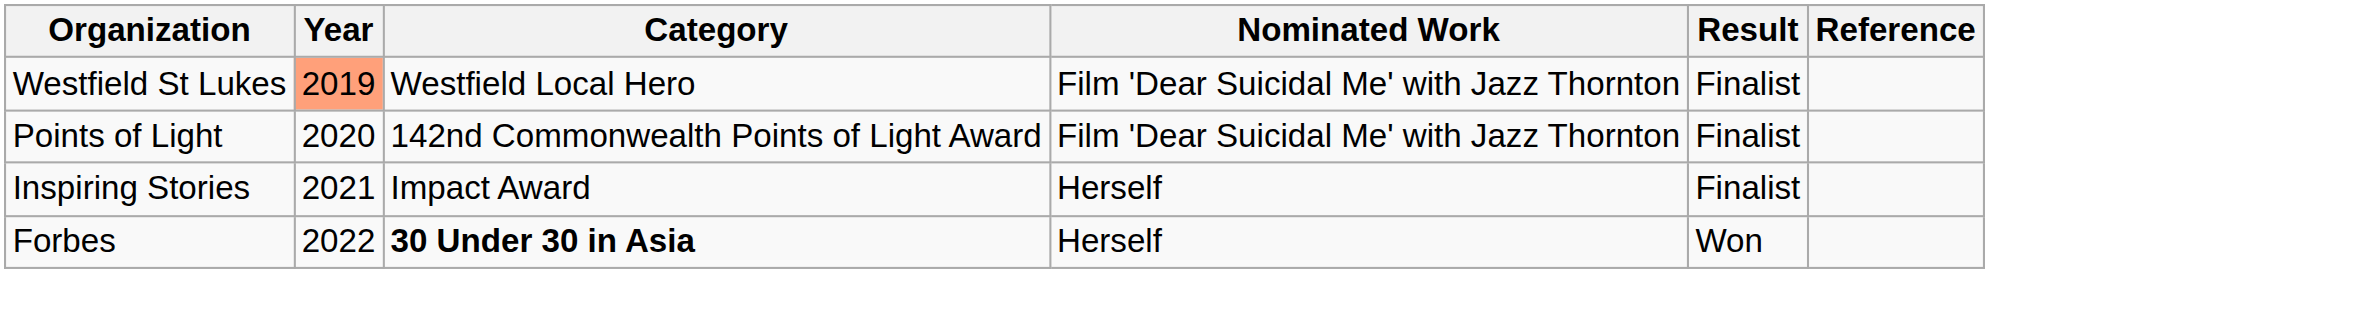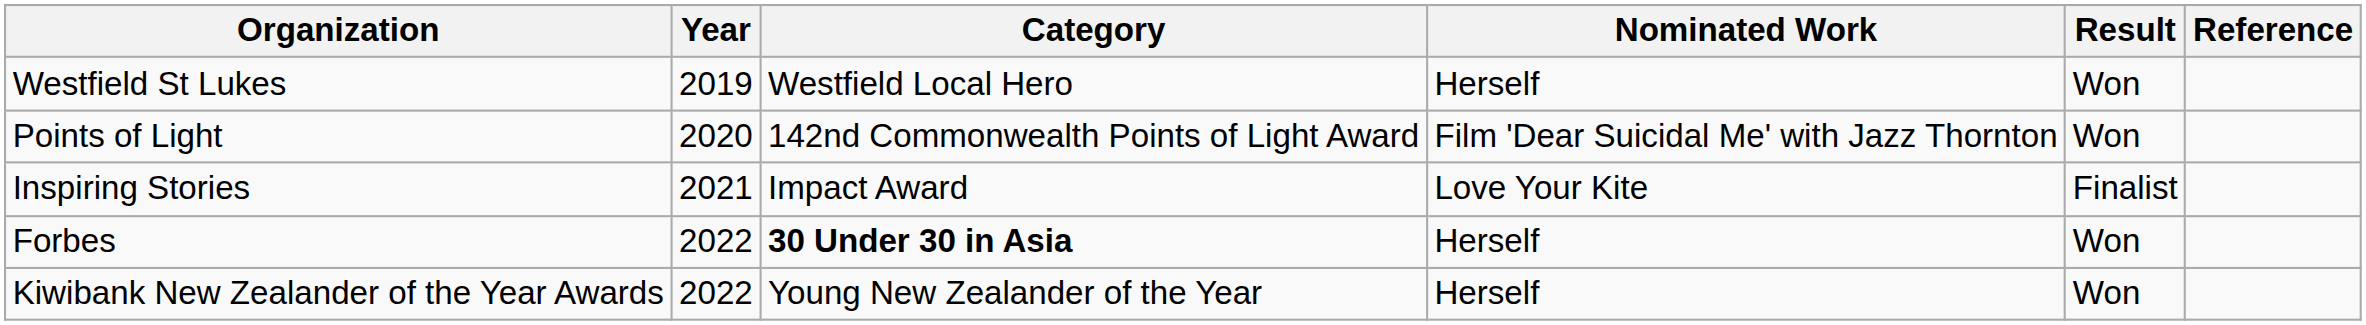(338, 83) lightsalmon background -> (716, 83) no background
(1369, 83) Film 'Dear Suicidal Me' with Jazz Thornton -> (1487, 83) Herself
(1748, 83) Finalist -> (2107, 83) Won
(1748, 135) Finalist -> (2107, 135) Won
(1109, 188) Herself -> (1541, 188) Love Your Kite
+ row: (338, 293)
